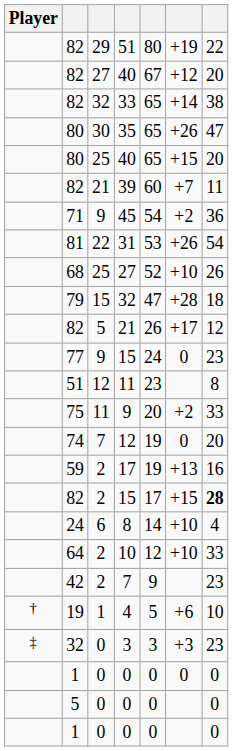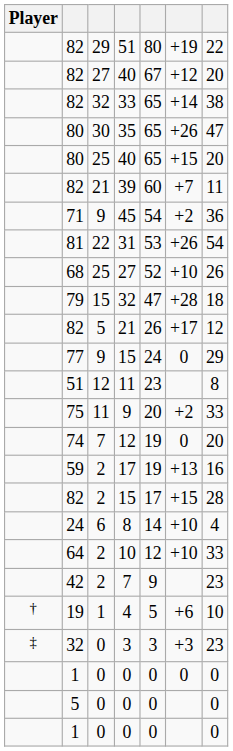(215, 356) 23 -> (215, 356) 29
(215, 497) bold -> (215, 497) normal
